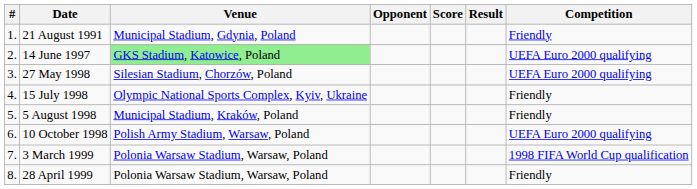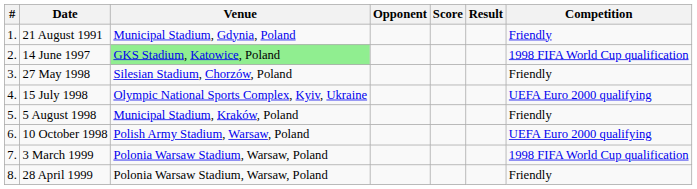(580, 54) UEFA Euro 2000 qualifying -> (599, 54) 1998 FIFA World Cup qualification
(580, 74) UEFA Euro 2000 qualifying -> (530, 74) Friendly
(530, 94) Friendly -> (580, 94) UEFA Euro 2000 qualifying
